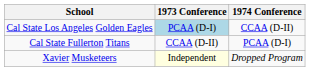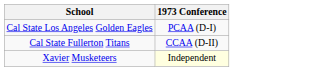- column: (267, 12)
(192, 27) lightblue background -> (192, 27) no background
